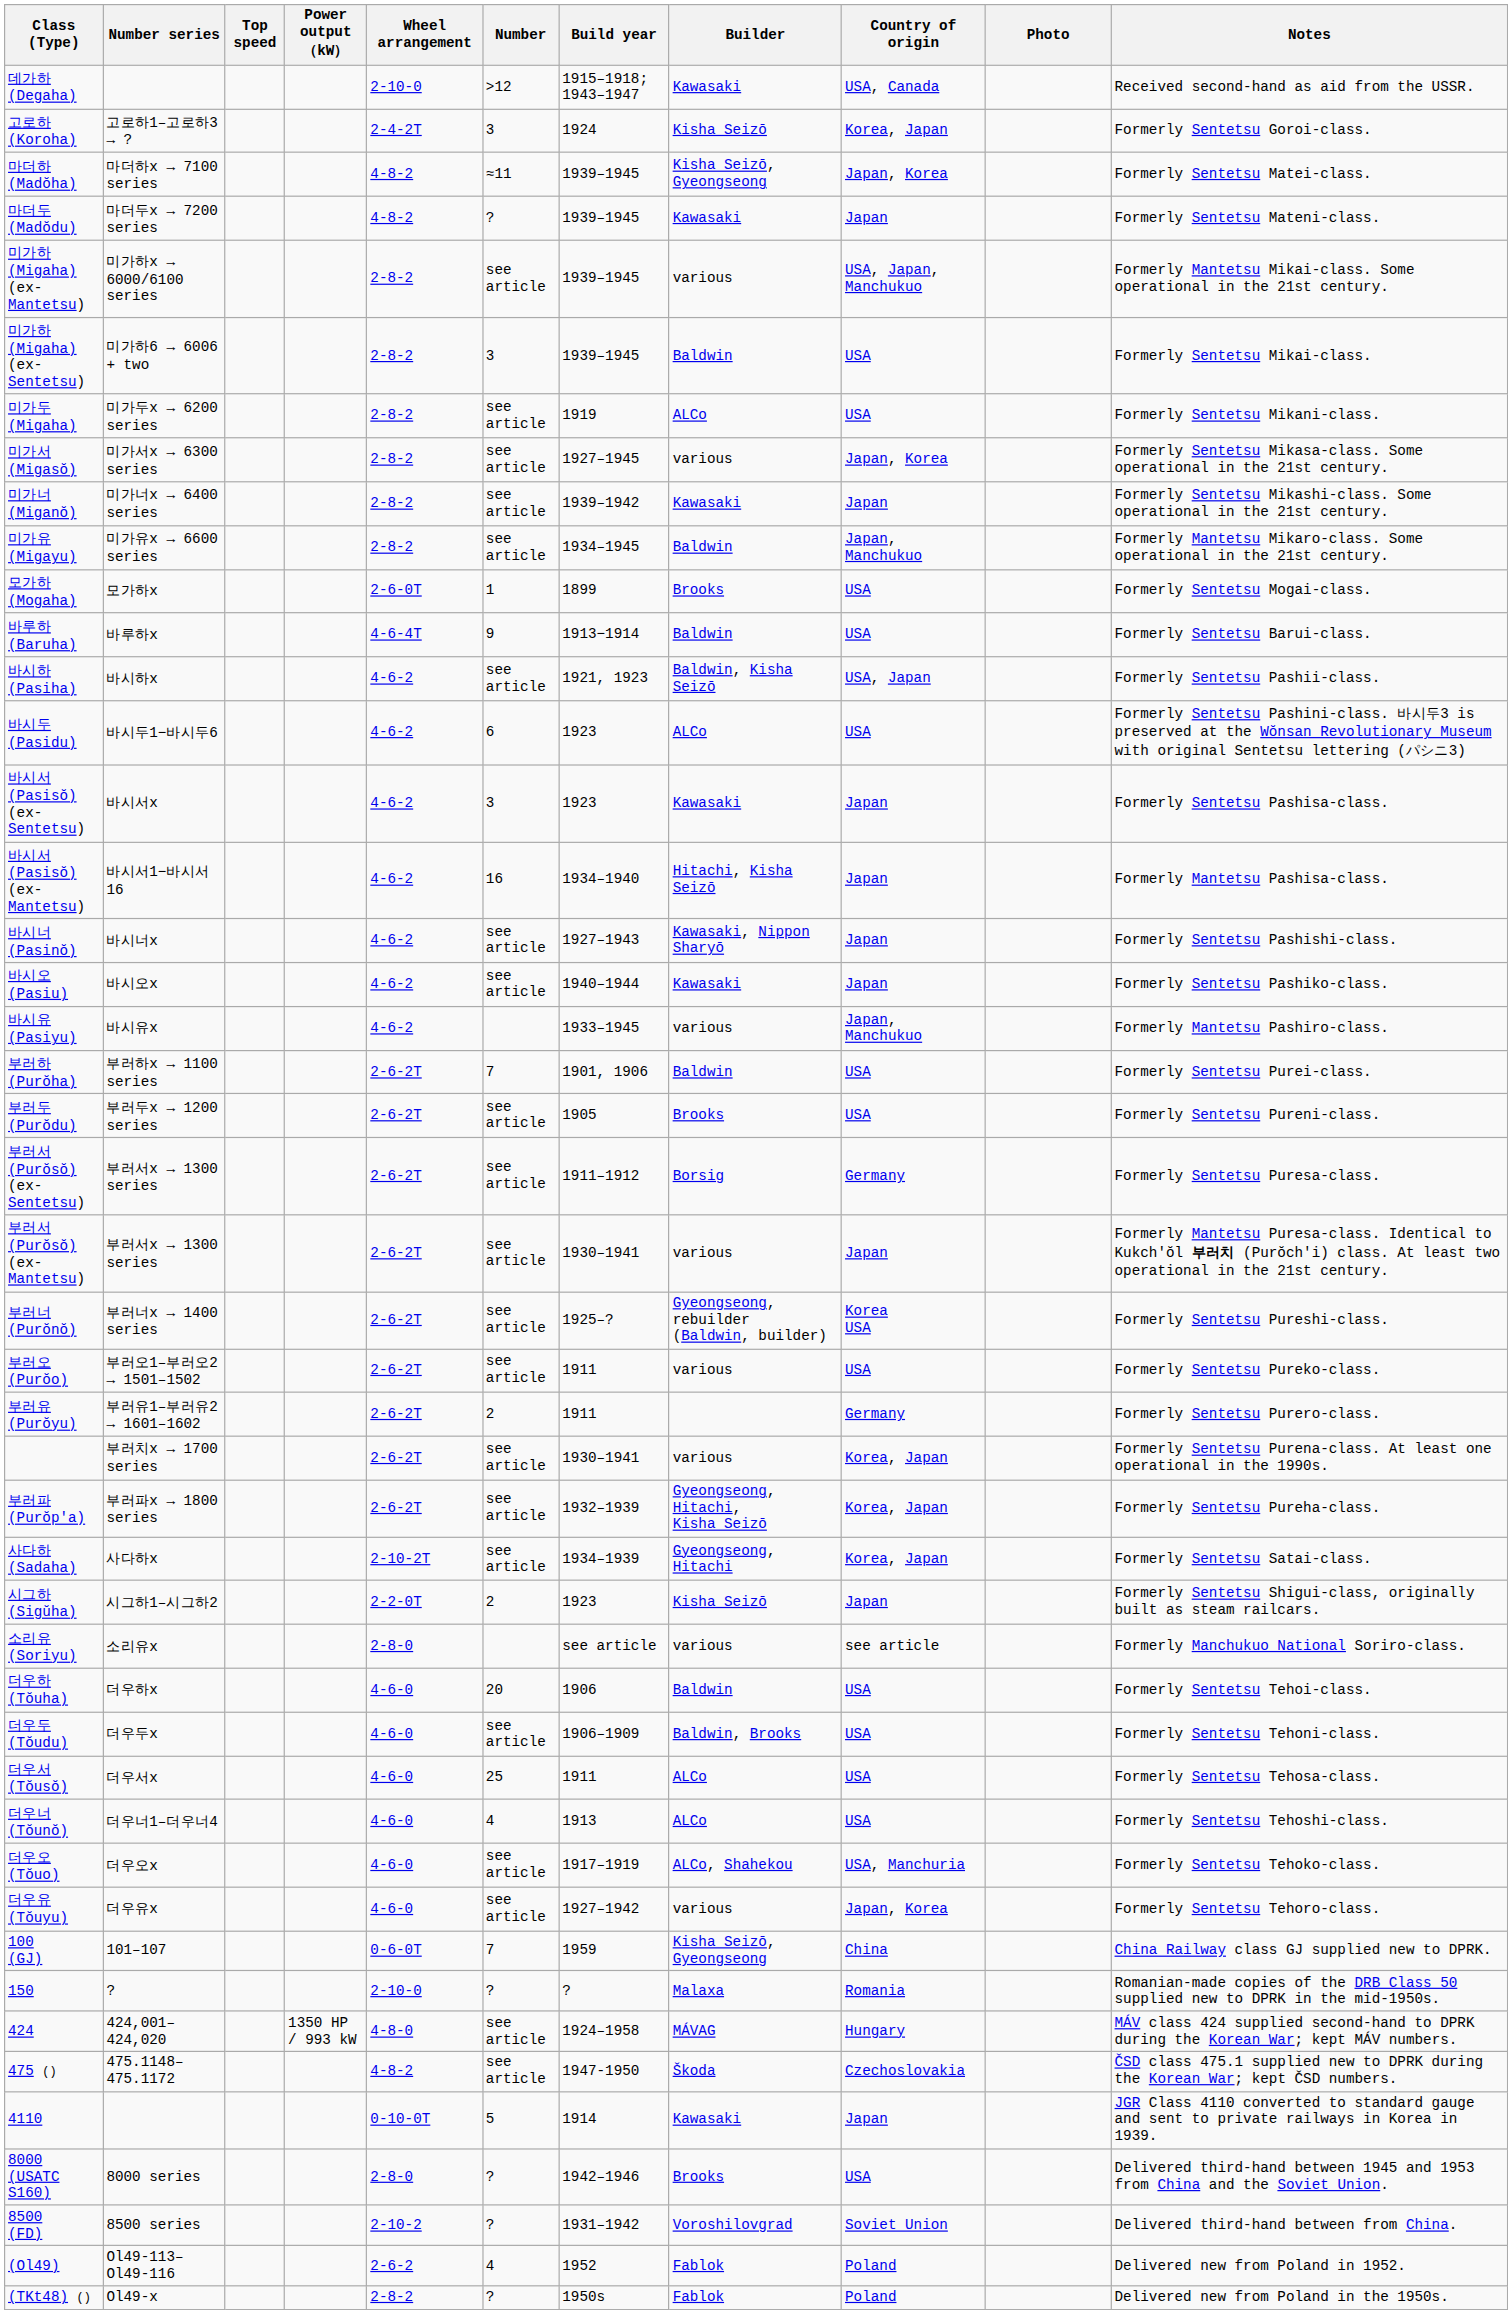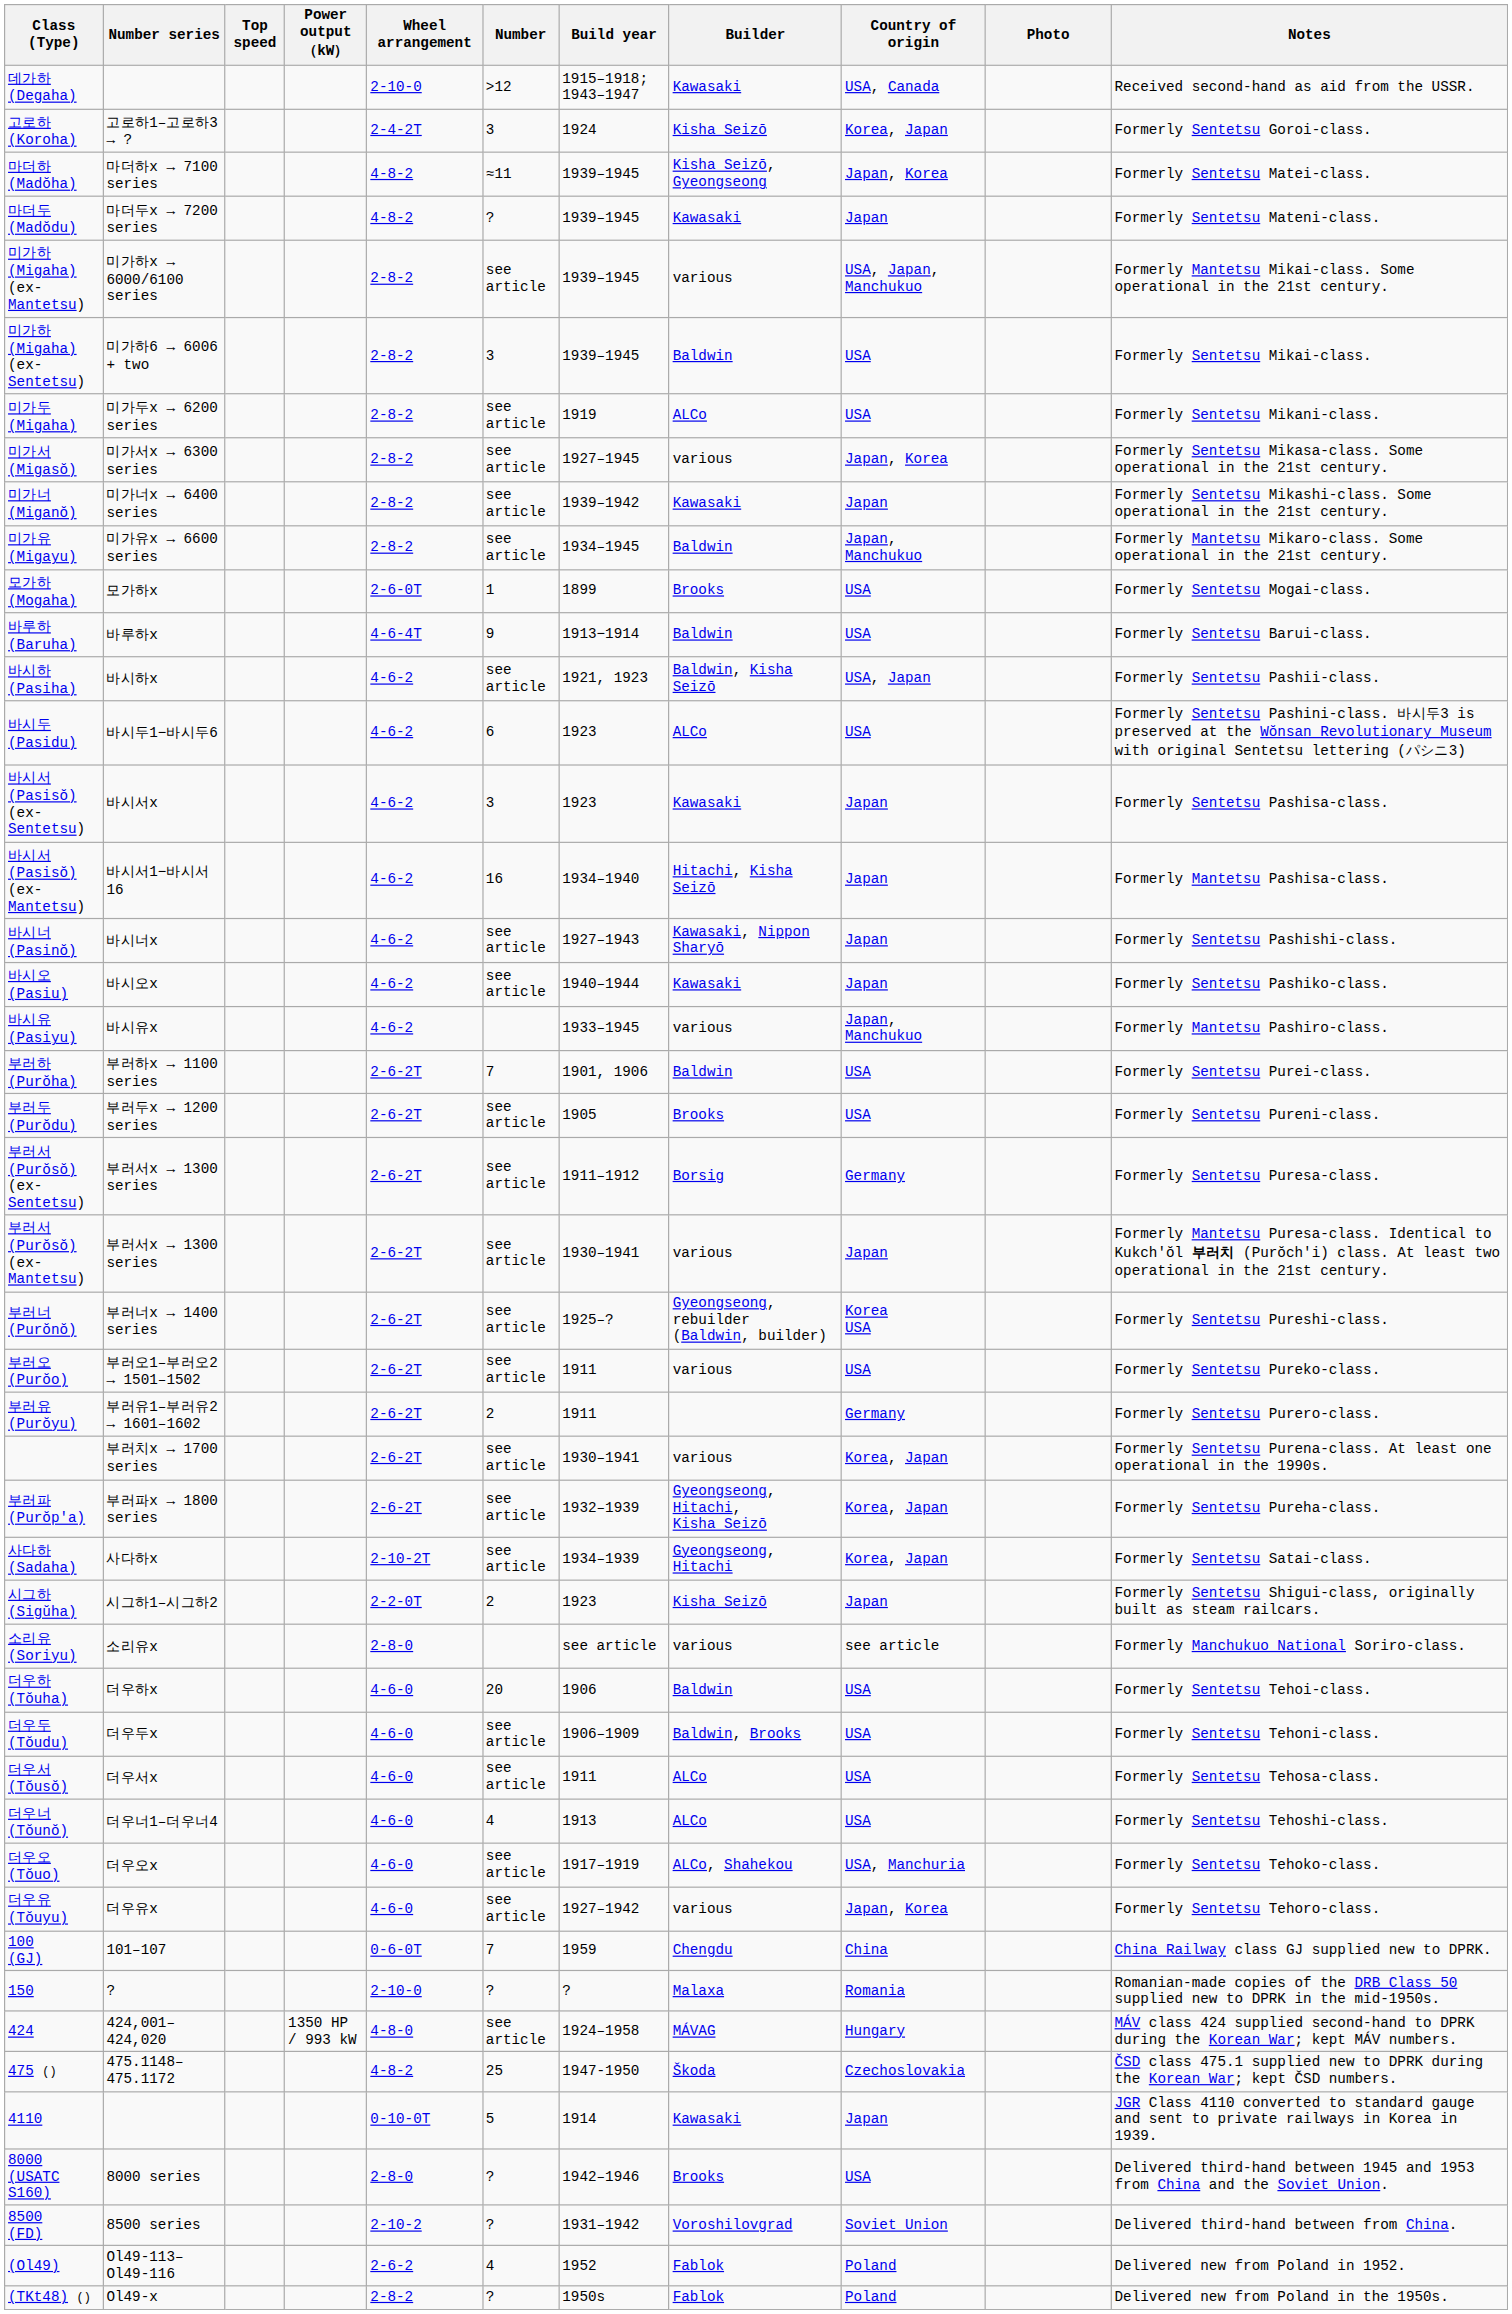(494, 1778) 25 -> (516, 1778) see article
(724, 1951) Kisha Seizō, Gyeongseong -> (703, 1951) Chengdu
(516, 2072) see article -> (494, 2072) 25
